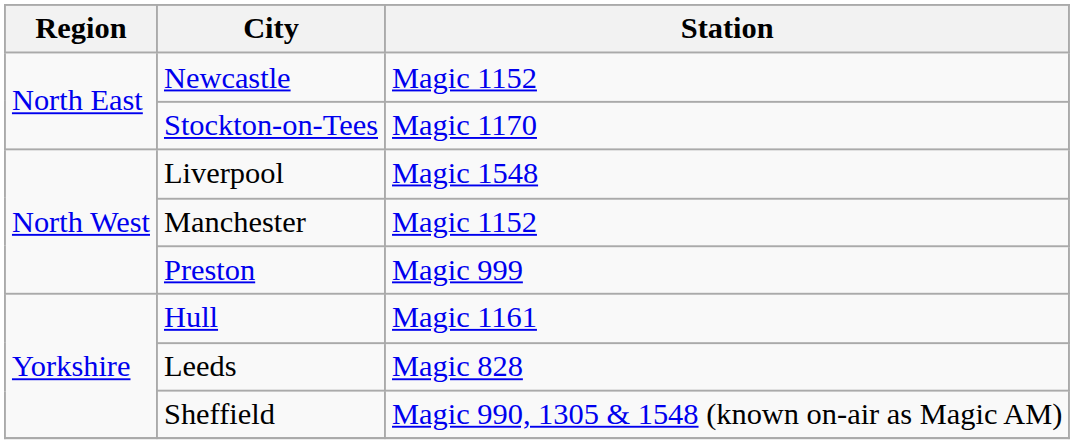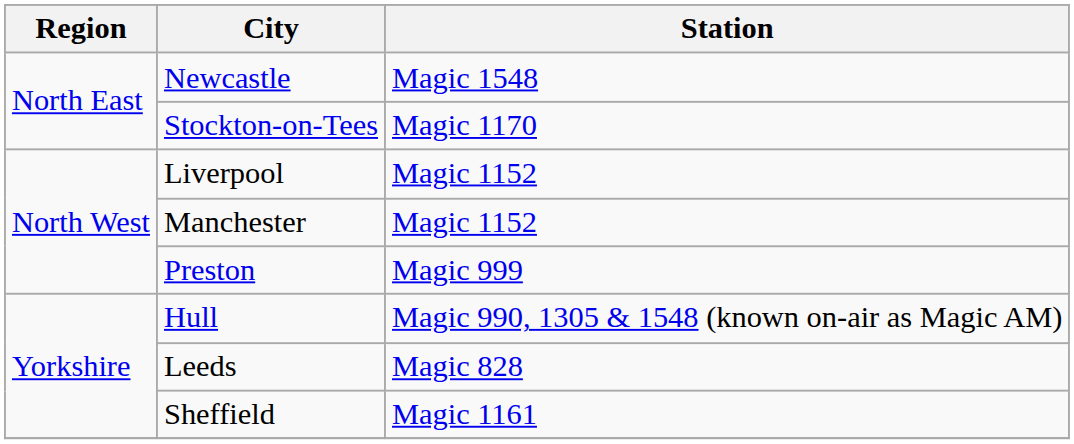(464, 76) Magic 1152 -> (465, 76) Magic 1548
(465, 173) Magic 1548 -> (464, 173) Magic 1152
(464, 317) Magic 1161 -> (727, 317) Magic 990, 1305 & 1548 (known on-air as Magic AM)
(727, 414) Magic 990, 1305 & 1548 (known on-air as Magic AM) -> (464, 414) Magic 1161
